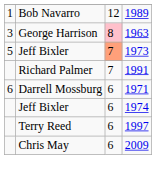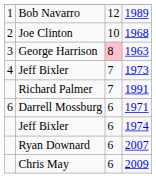+ row: (46, 32)
(10, 51) 5 -> (10, 70) 4
(111, 51) lightsalmon background -> (111, 70) no background
- row: (45, 126)
+ row: (54, 145)
